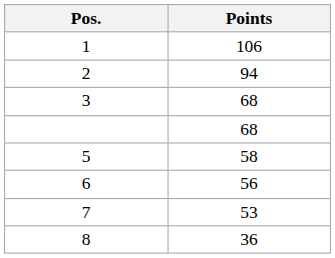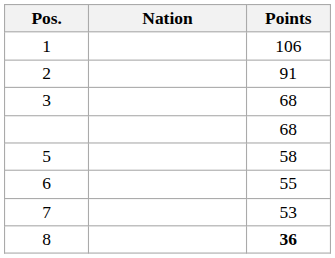+ column: (167, 18)
(249, 73) 94 -> (288, 73) 91
(249, 184) 56 -> (288, 184) 55
(249, 239) normal -> (288, 239) bold
